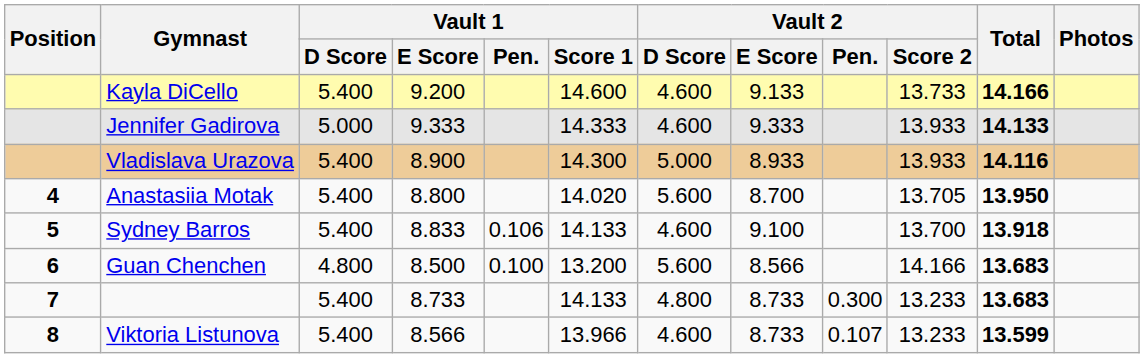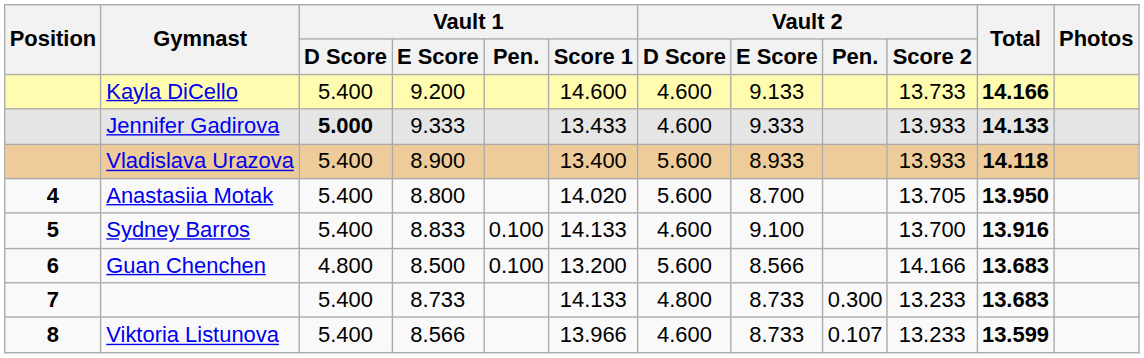(345, 126) normal -> (345, 126) bold
(593, 126) 14.333 -> (593, 126) 13.433
(593, 160) 14.300 -> (593, 160) 13.400
(684, 160) 5.000 -> (684, 160) 5.600
(1015, 160) 14.116 -> (1015, 160) 14.118
(516, 230) 0.106 -> (516, 230) 0.100
(1015, 230) 13.918 -> (1015, 230) 13.916
